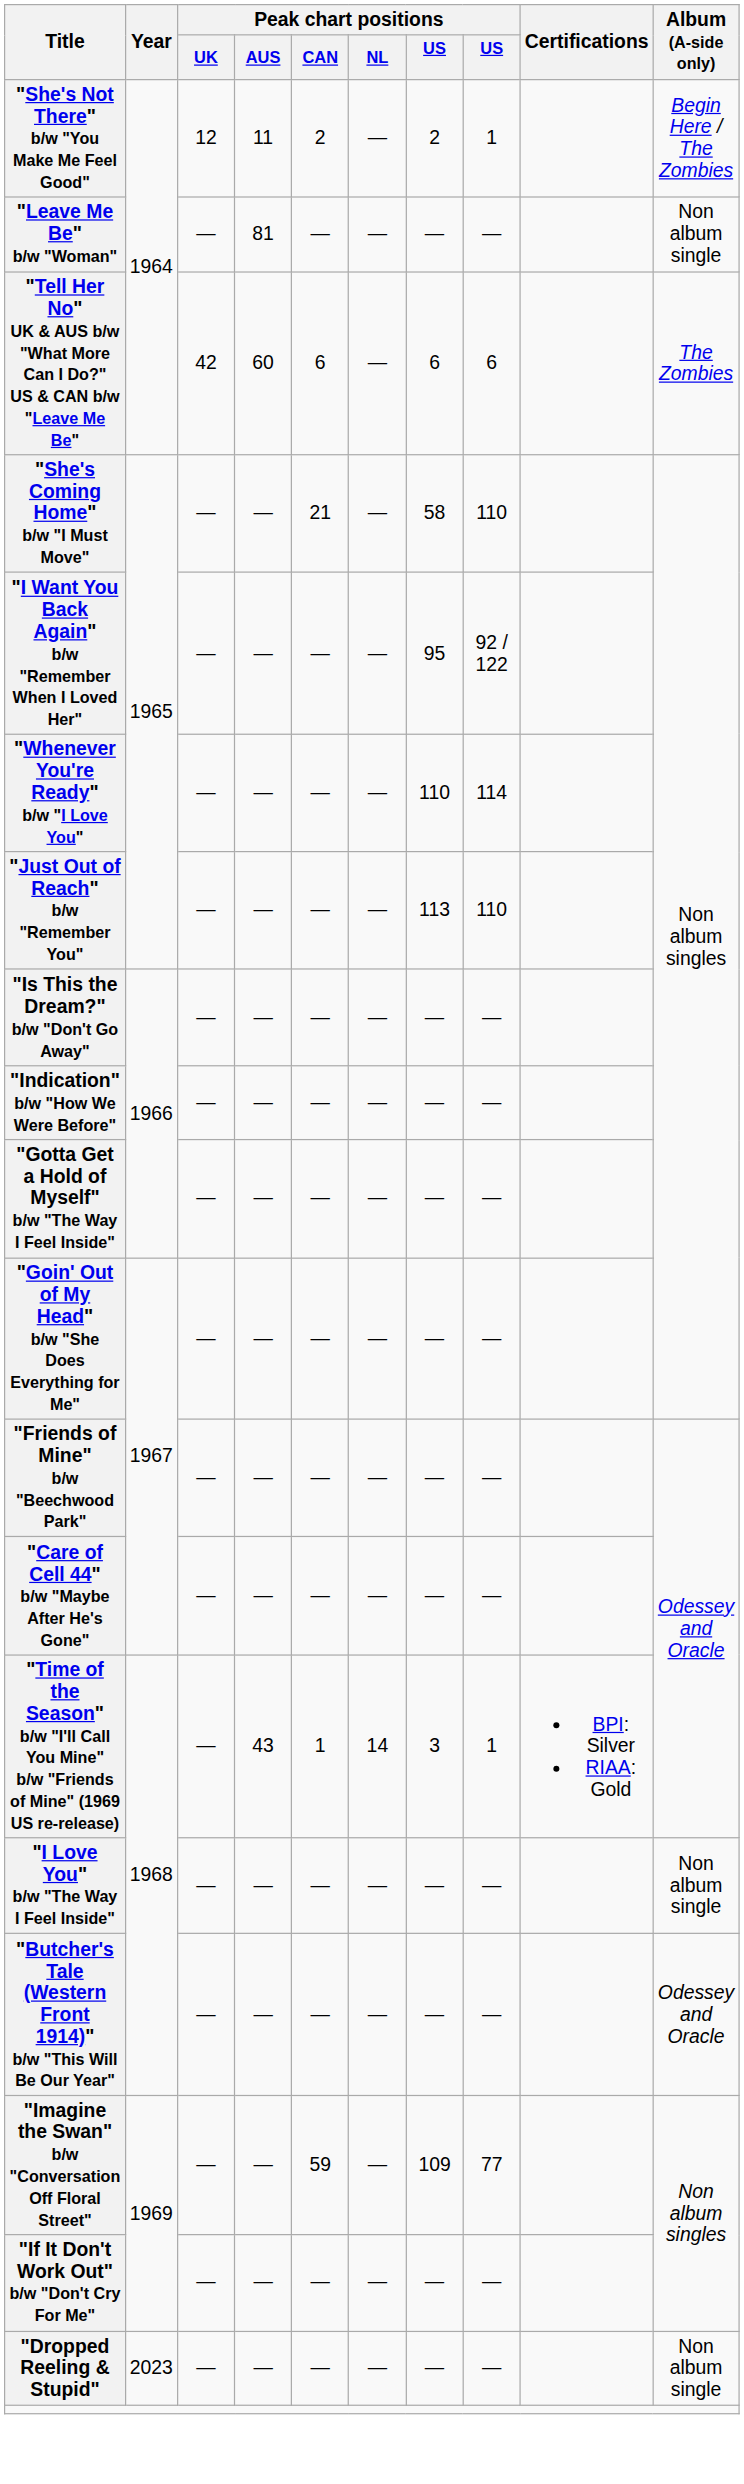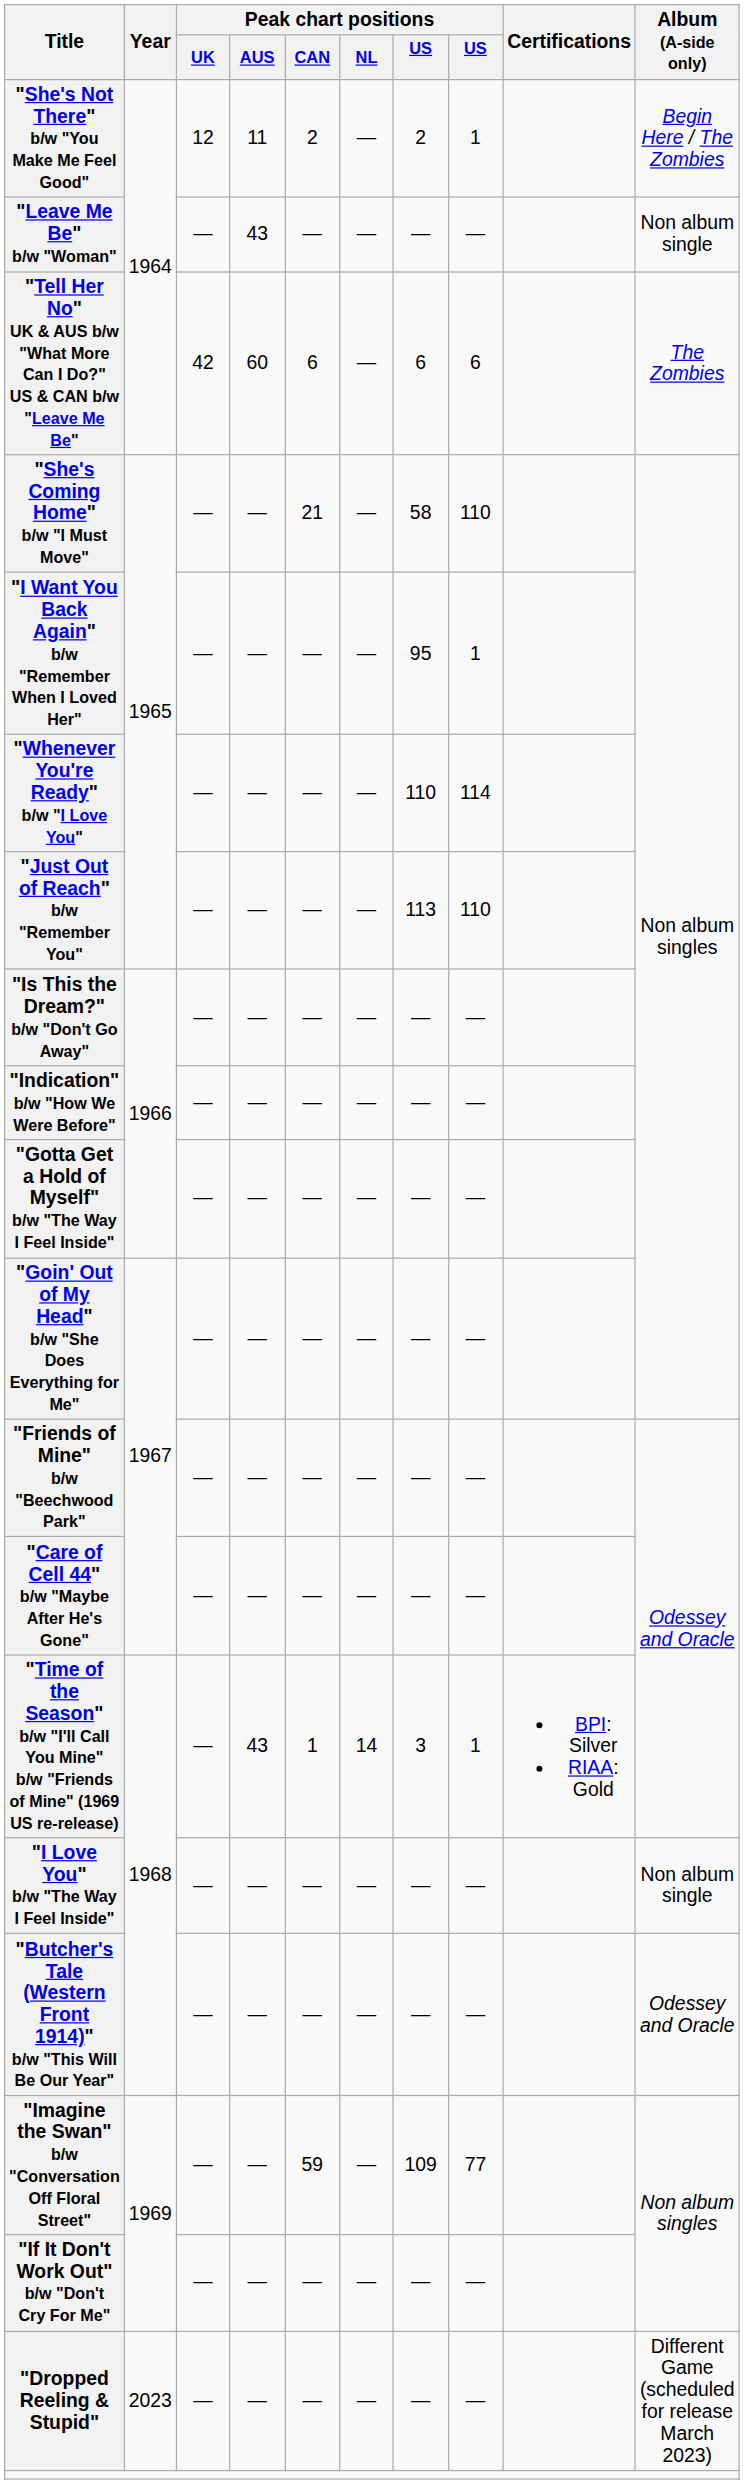(263, 234) 81 -> (257, 234) 43
(492, 653) 92 / 122 -> (475, 653) 1
(696, 2367) Non album single -> (687, 2400) Different Game (scheduled for release March 2023)
